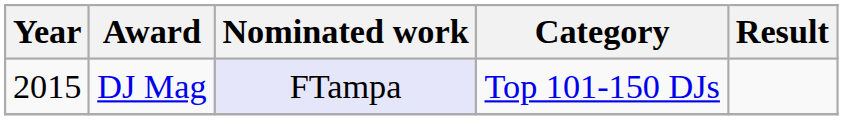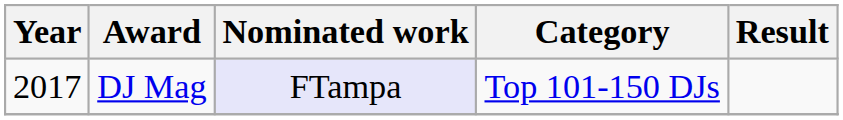(47, 85) 2015 -> (47, 85) 2017
